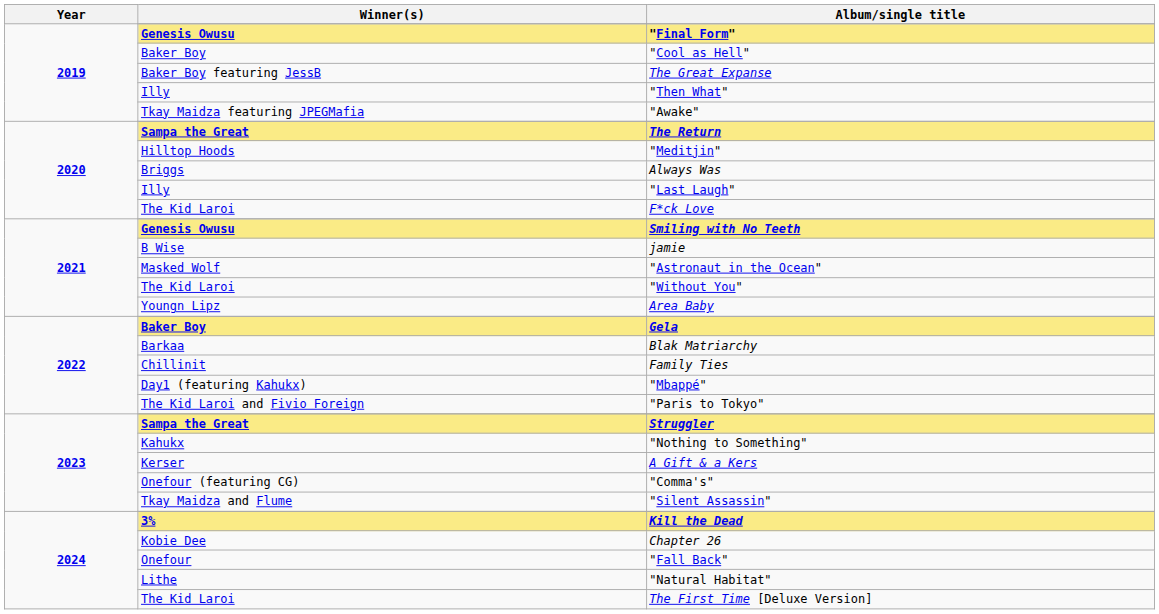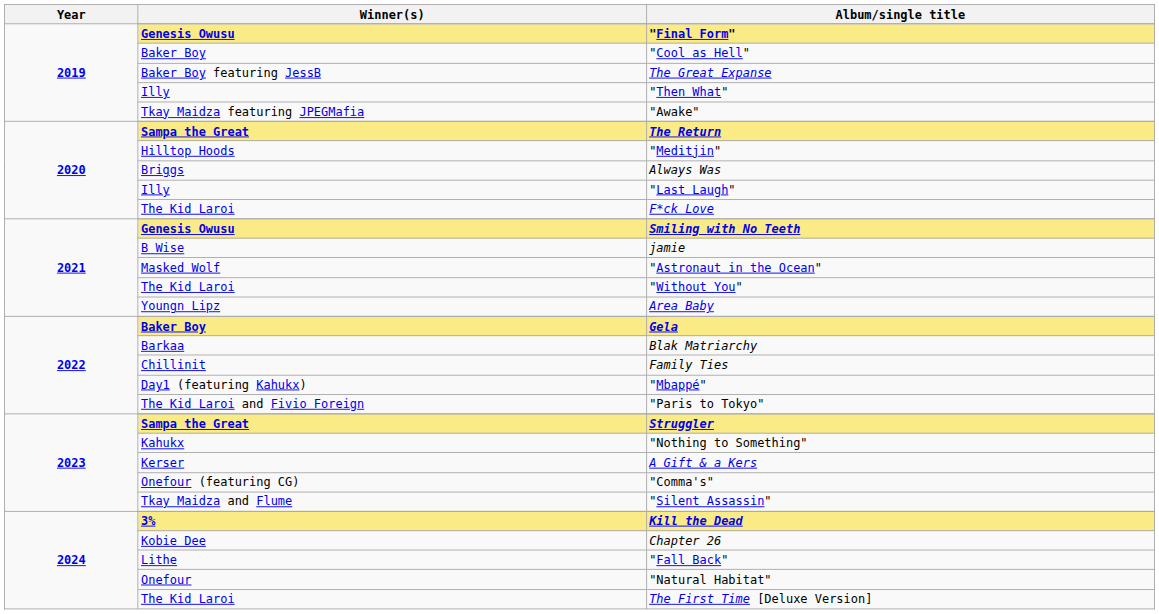(166, 560) Onefour -> (159, 560) Lithe
(159, 579) Lithe -> (166, 579) Onefour
